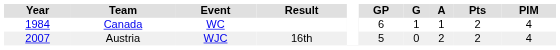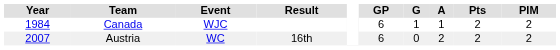(215, 24) WC -> (215, 24) WJC
(529, 24) 4 -> (529, 24) 2
(215, 38) WJC -> (215, 38) WC
(381, 38) 5 -> (381, 38) 6
(529, 38) 4 -> (529, 38) 2
